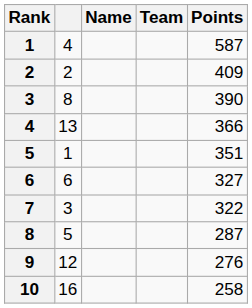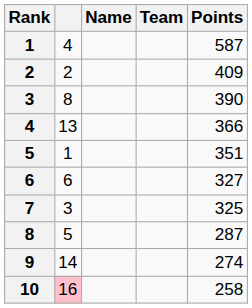(229, 208) 322 -> (229, 208) 325
(68, 262) 12 -> (68, 262) 14
(229, 262) 276 -> (229, 262) 274
(68, 289) no background -> (68, 289) pink background
